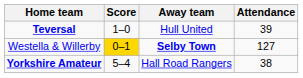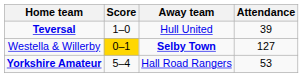(266, 64) 38 -> (266, 64) 53
